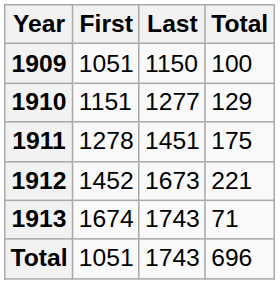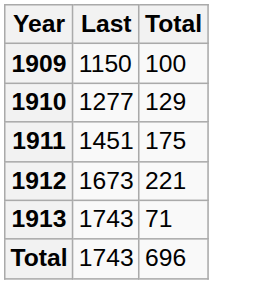- column: (106, 24)
